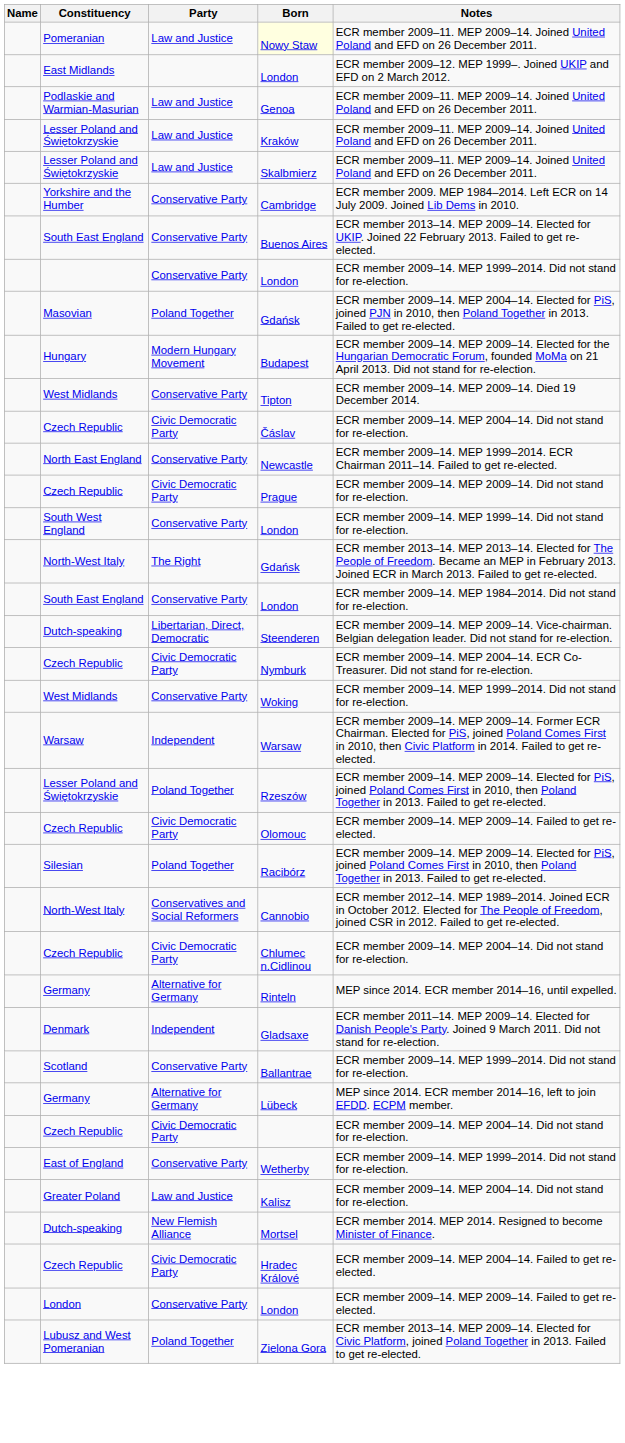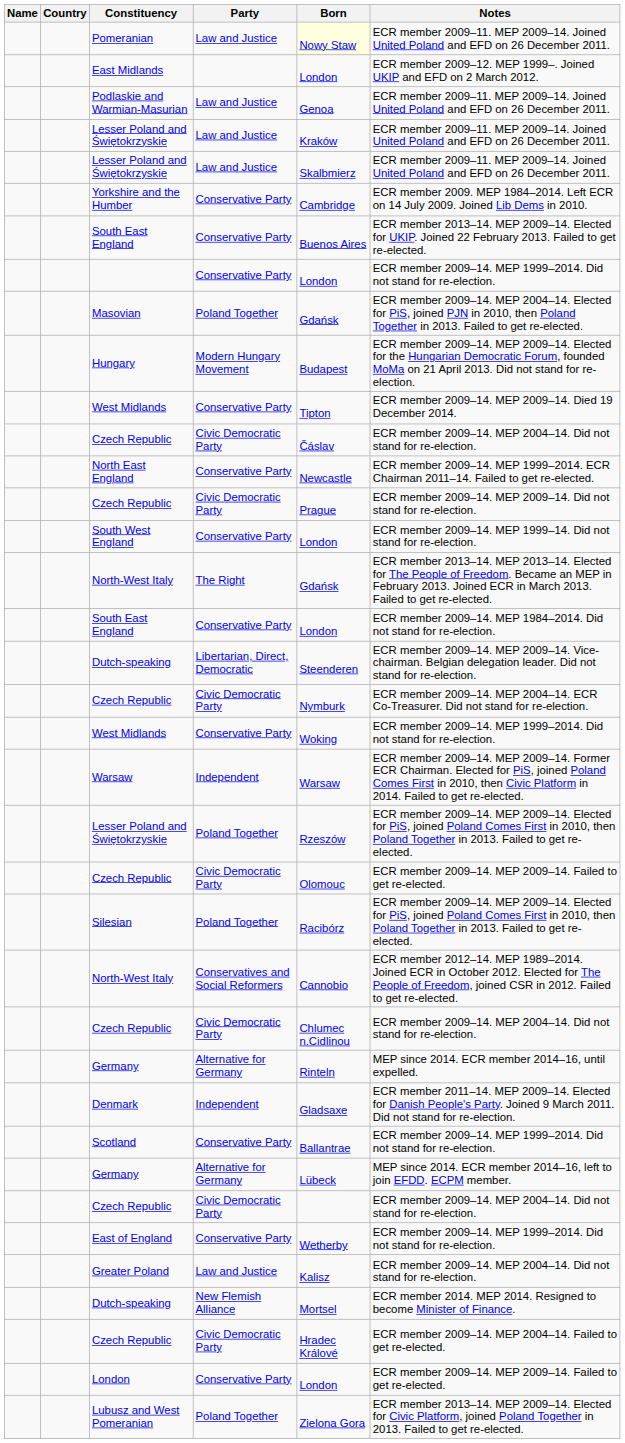+ column: (65, 13)
